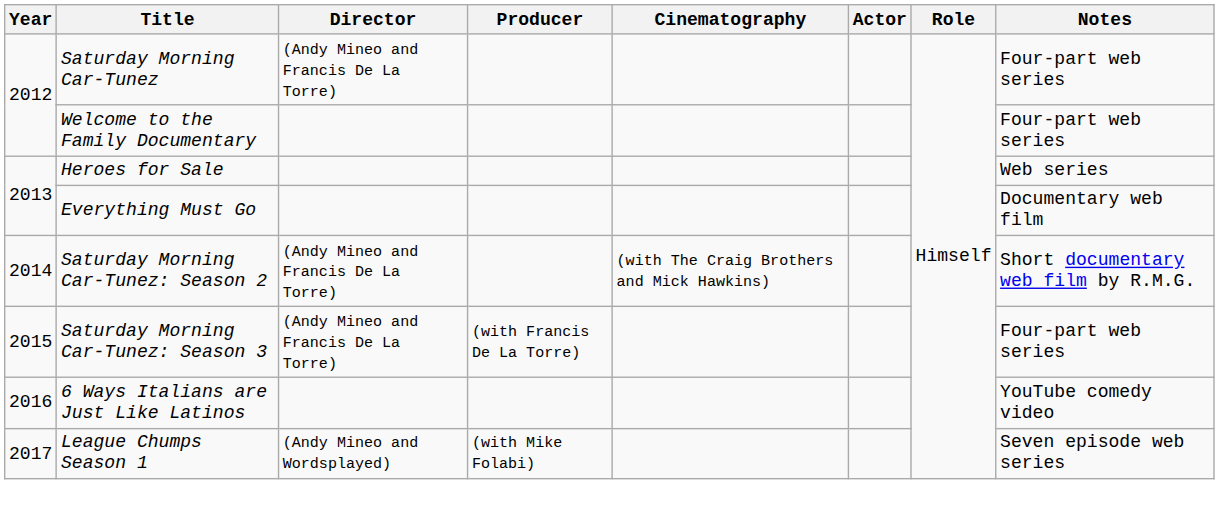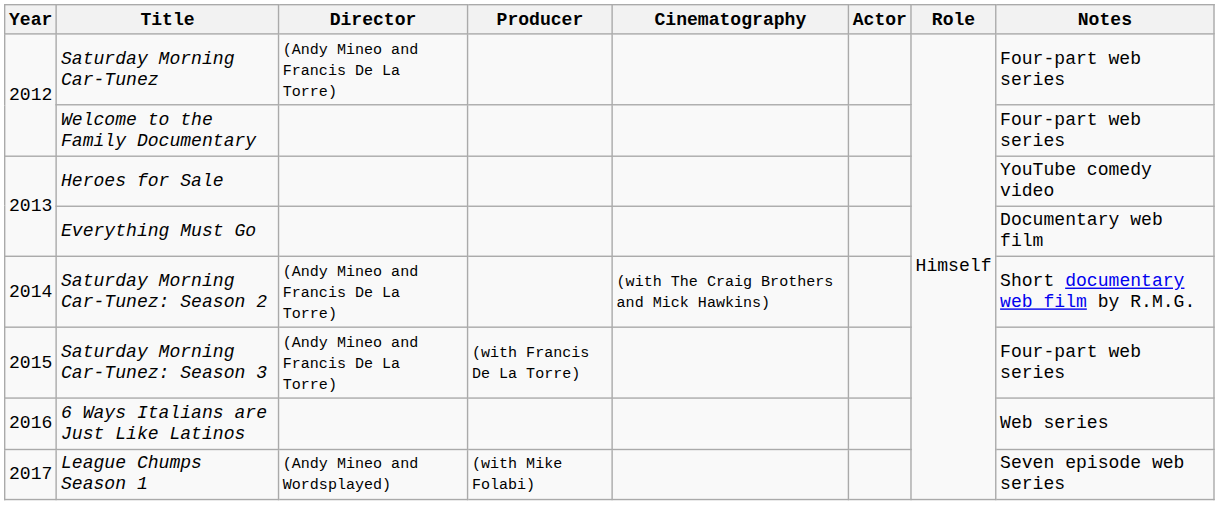(1054, 170) Web series -> (1076, 181) YouTube comedy video
(1076, 403) YouTube comedy video -> (1054, 424) Web series
